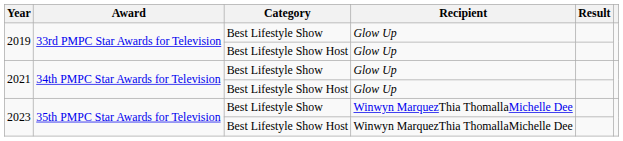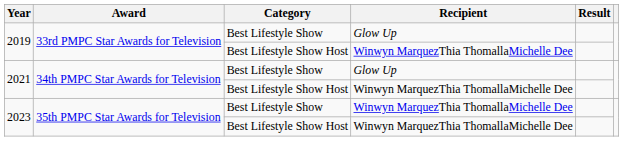(375, 51) Glow Up -> (463, 51) Winwyn MarquezThia ThomallaMichelle Dee
(375, 88) Glow Up -> (463, 88) Winwyn MarquezThia ThomallaMichelle Dee
